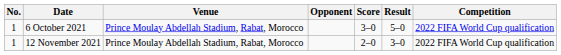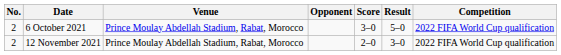(14, 27) 1 -> (14, 27) 2
(14, 43) 1 -> (14, 43) 2
